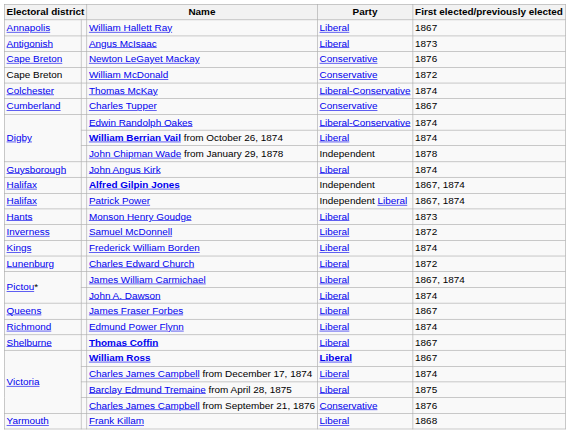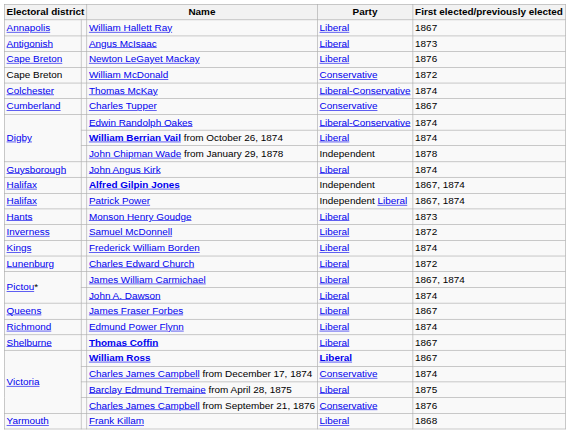(348, 59) Conservative -> (334, 59) Liberal
(334, 374) Liberal -> (348, 374) Conservative
